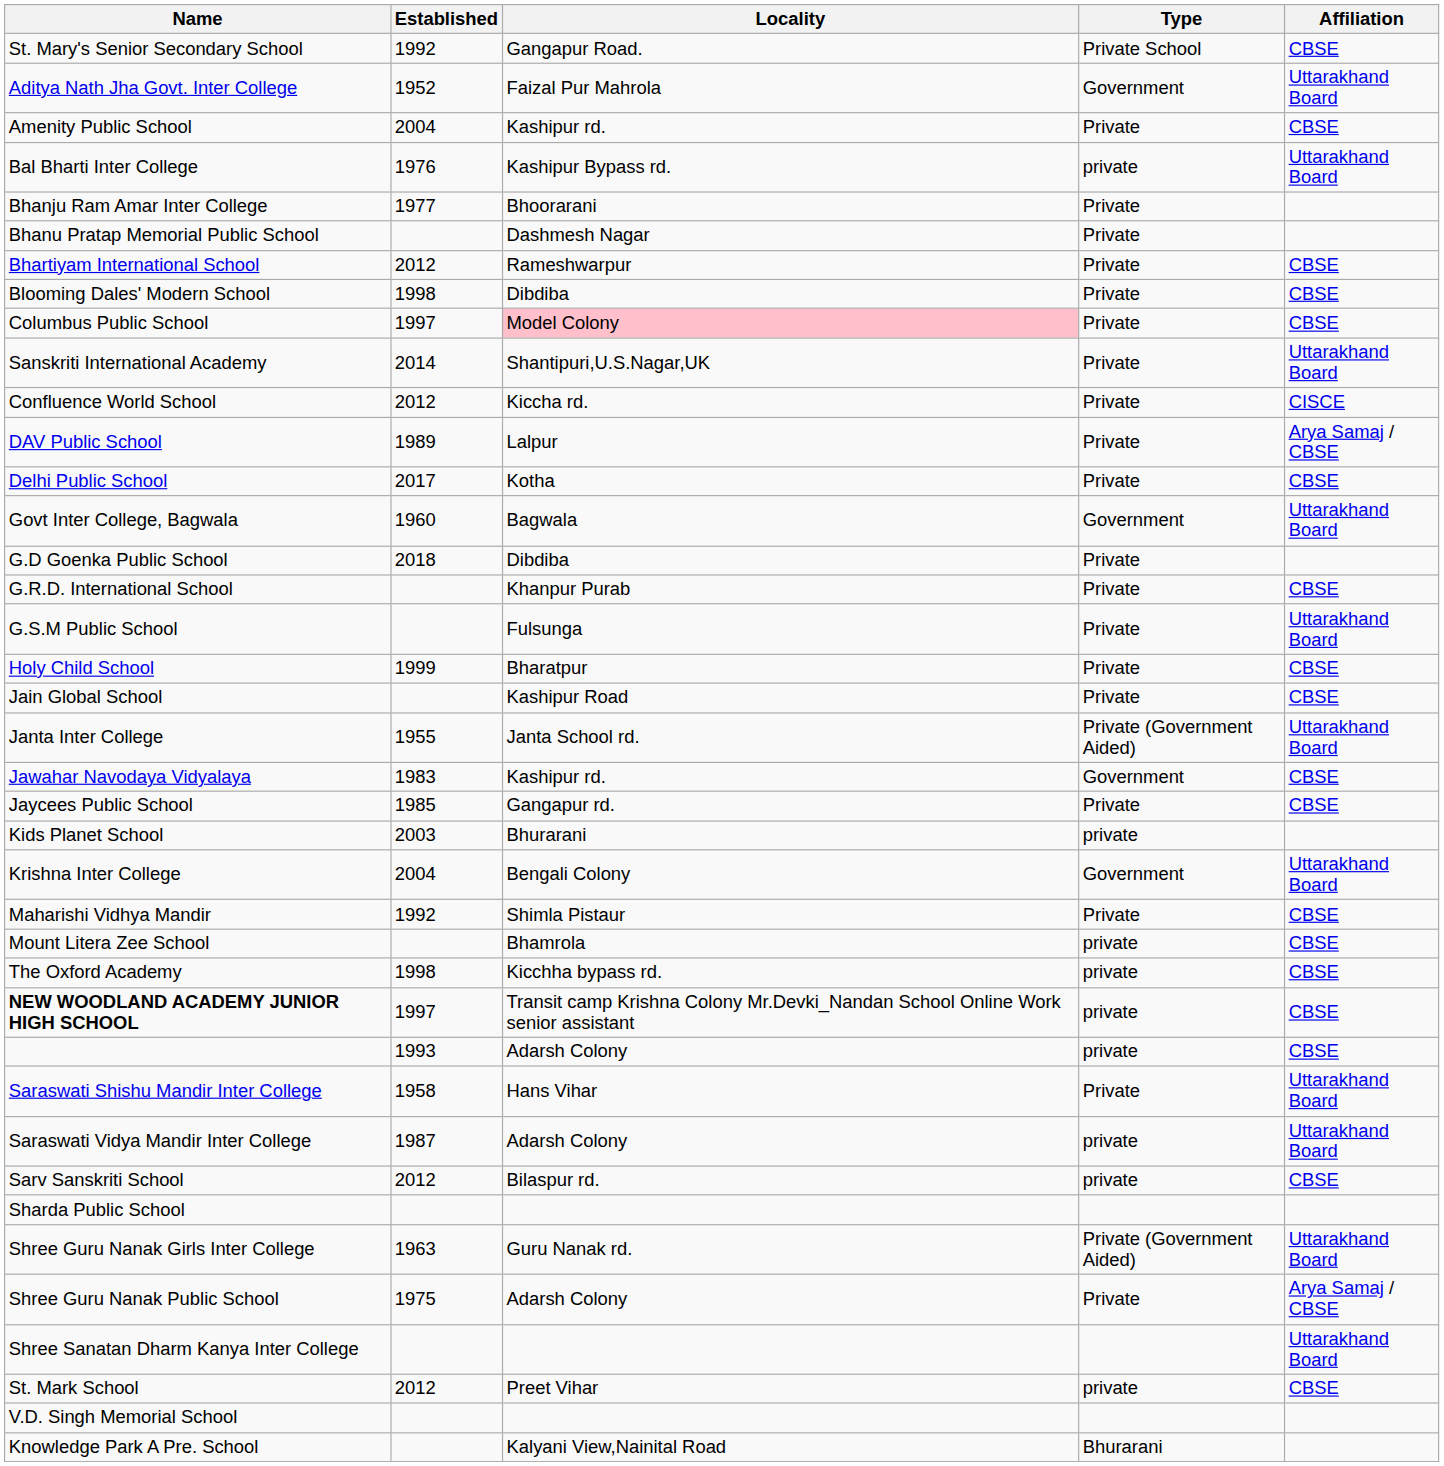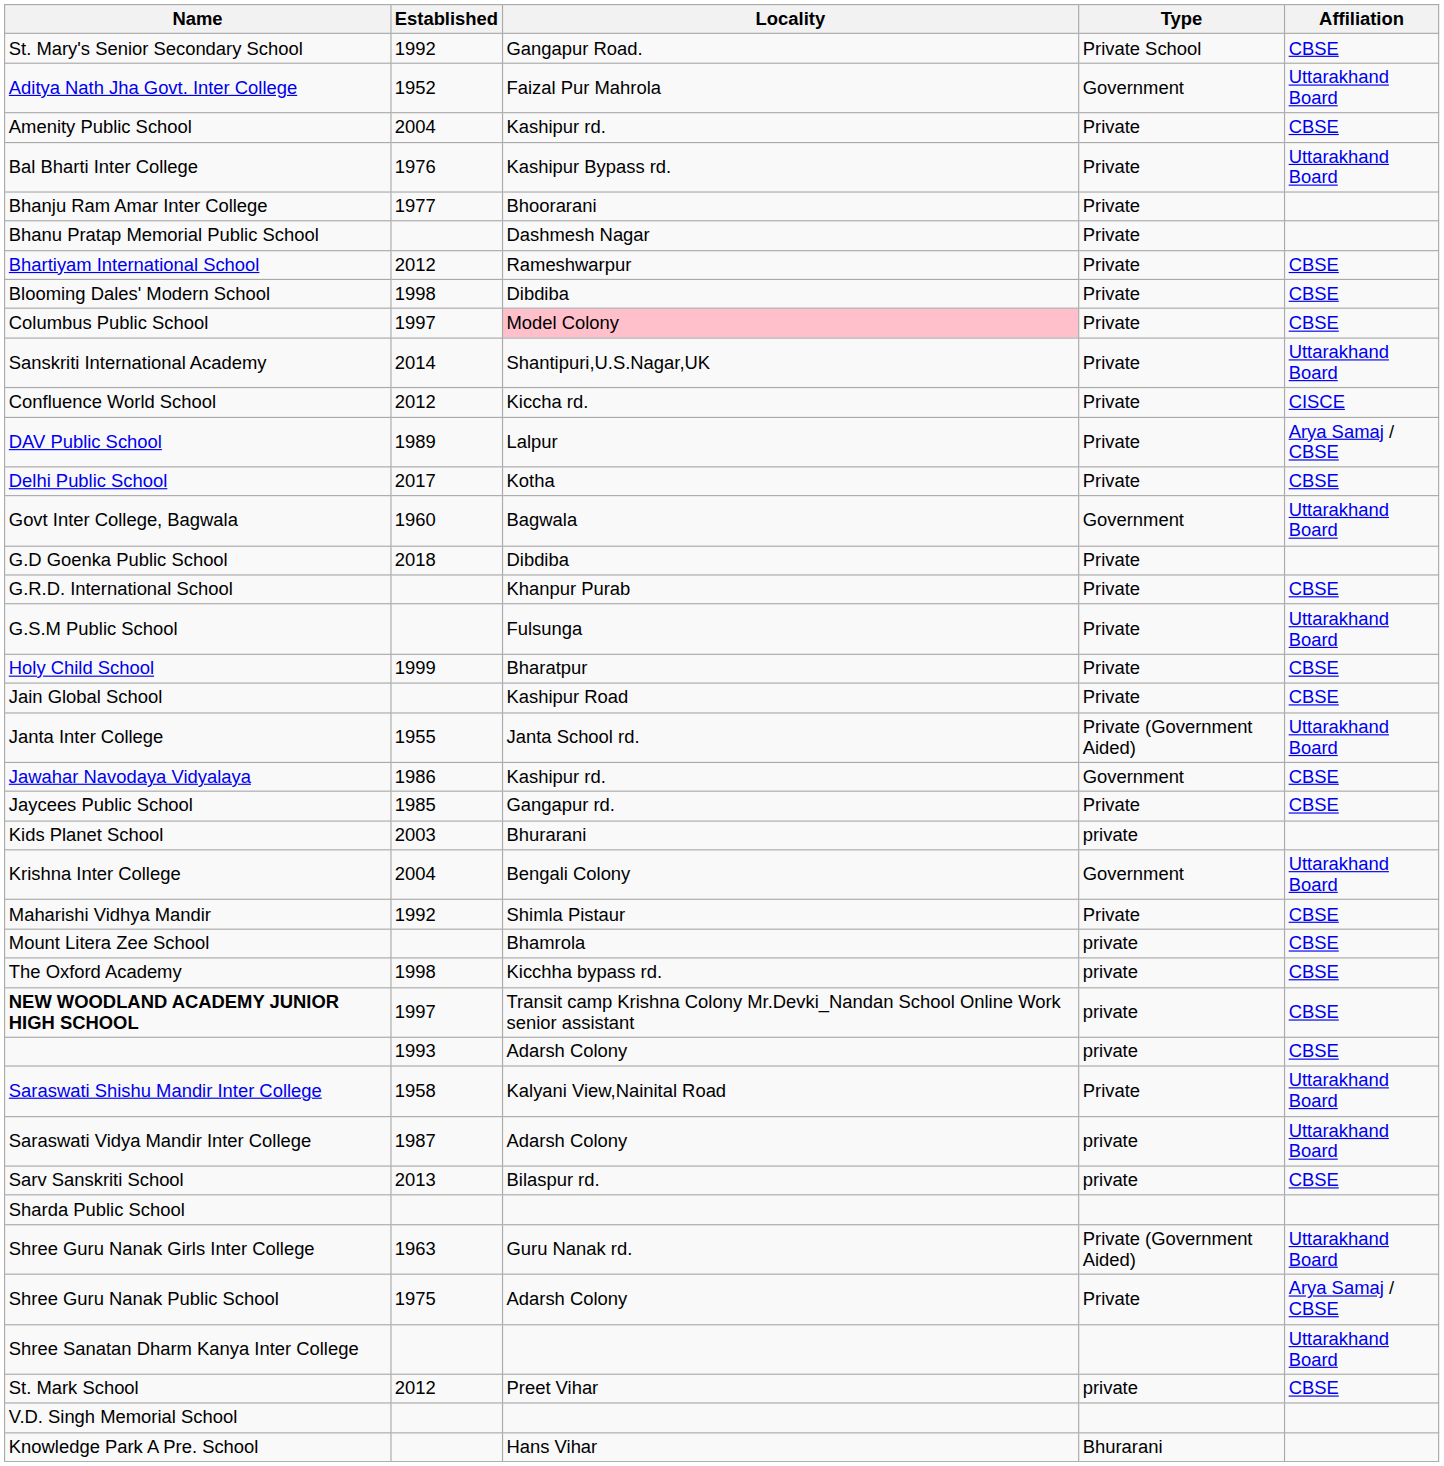(1110, 166) private -> (1111, 166) Private
(415, 776) 1983 -> (415, 776) 1986
(552, 1091) Hans Vihar -> (616, 1091) Kalyani View,Nainital Road
(415, 1180) 2012 -> (415, 1180) 2013
(616, 1446) Kalyani View,Nainital Road -> (552, 1446) Hans Vihar
